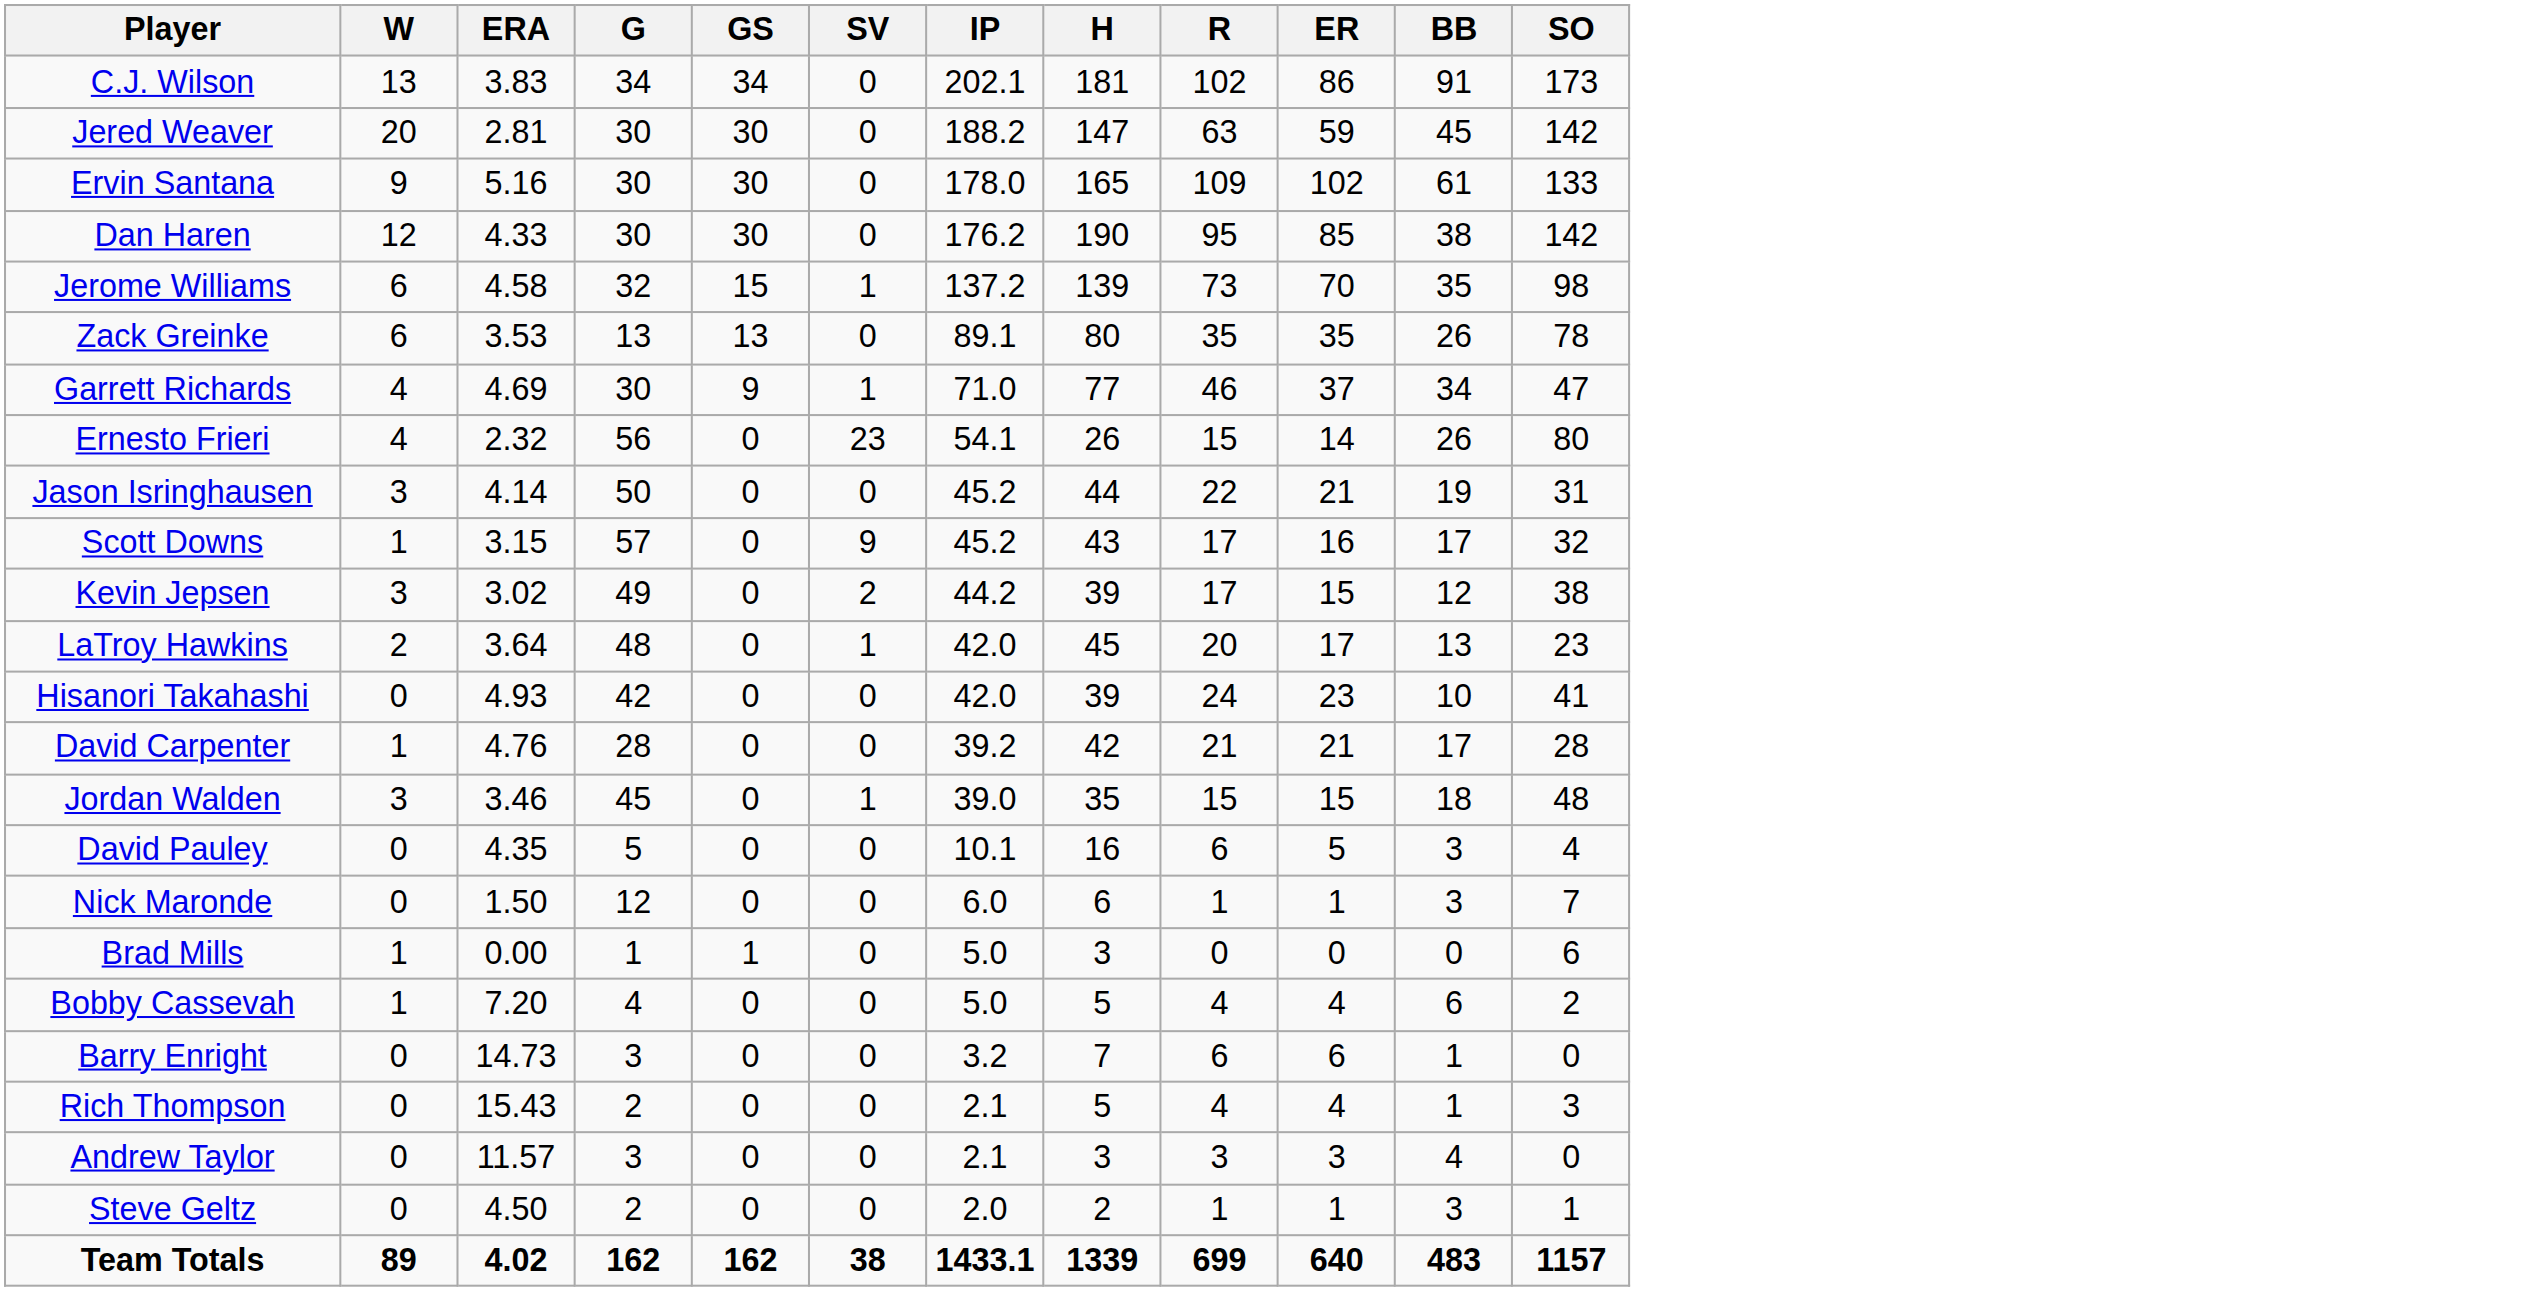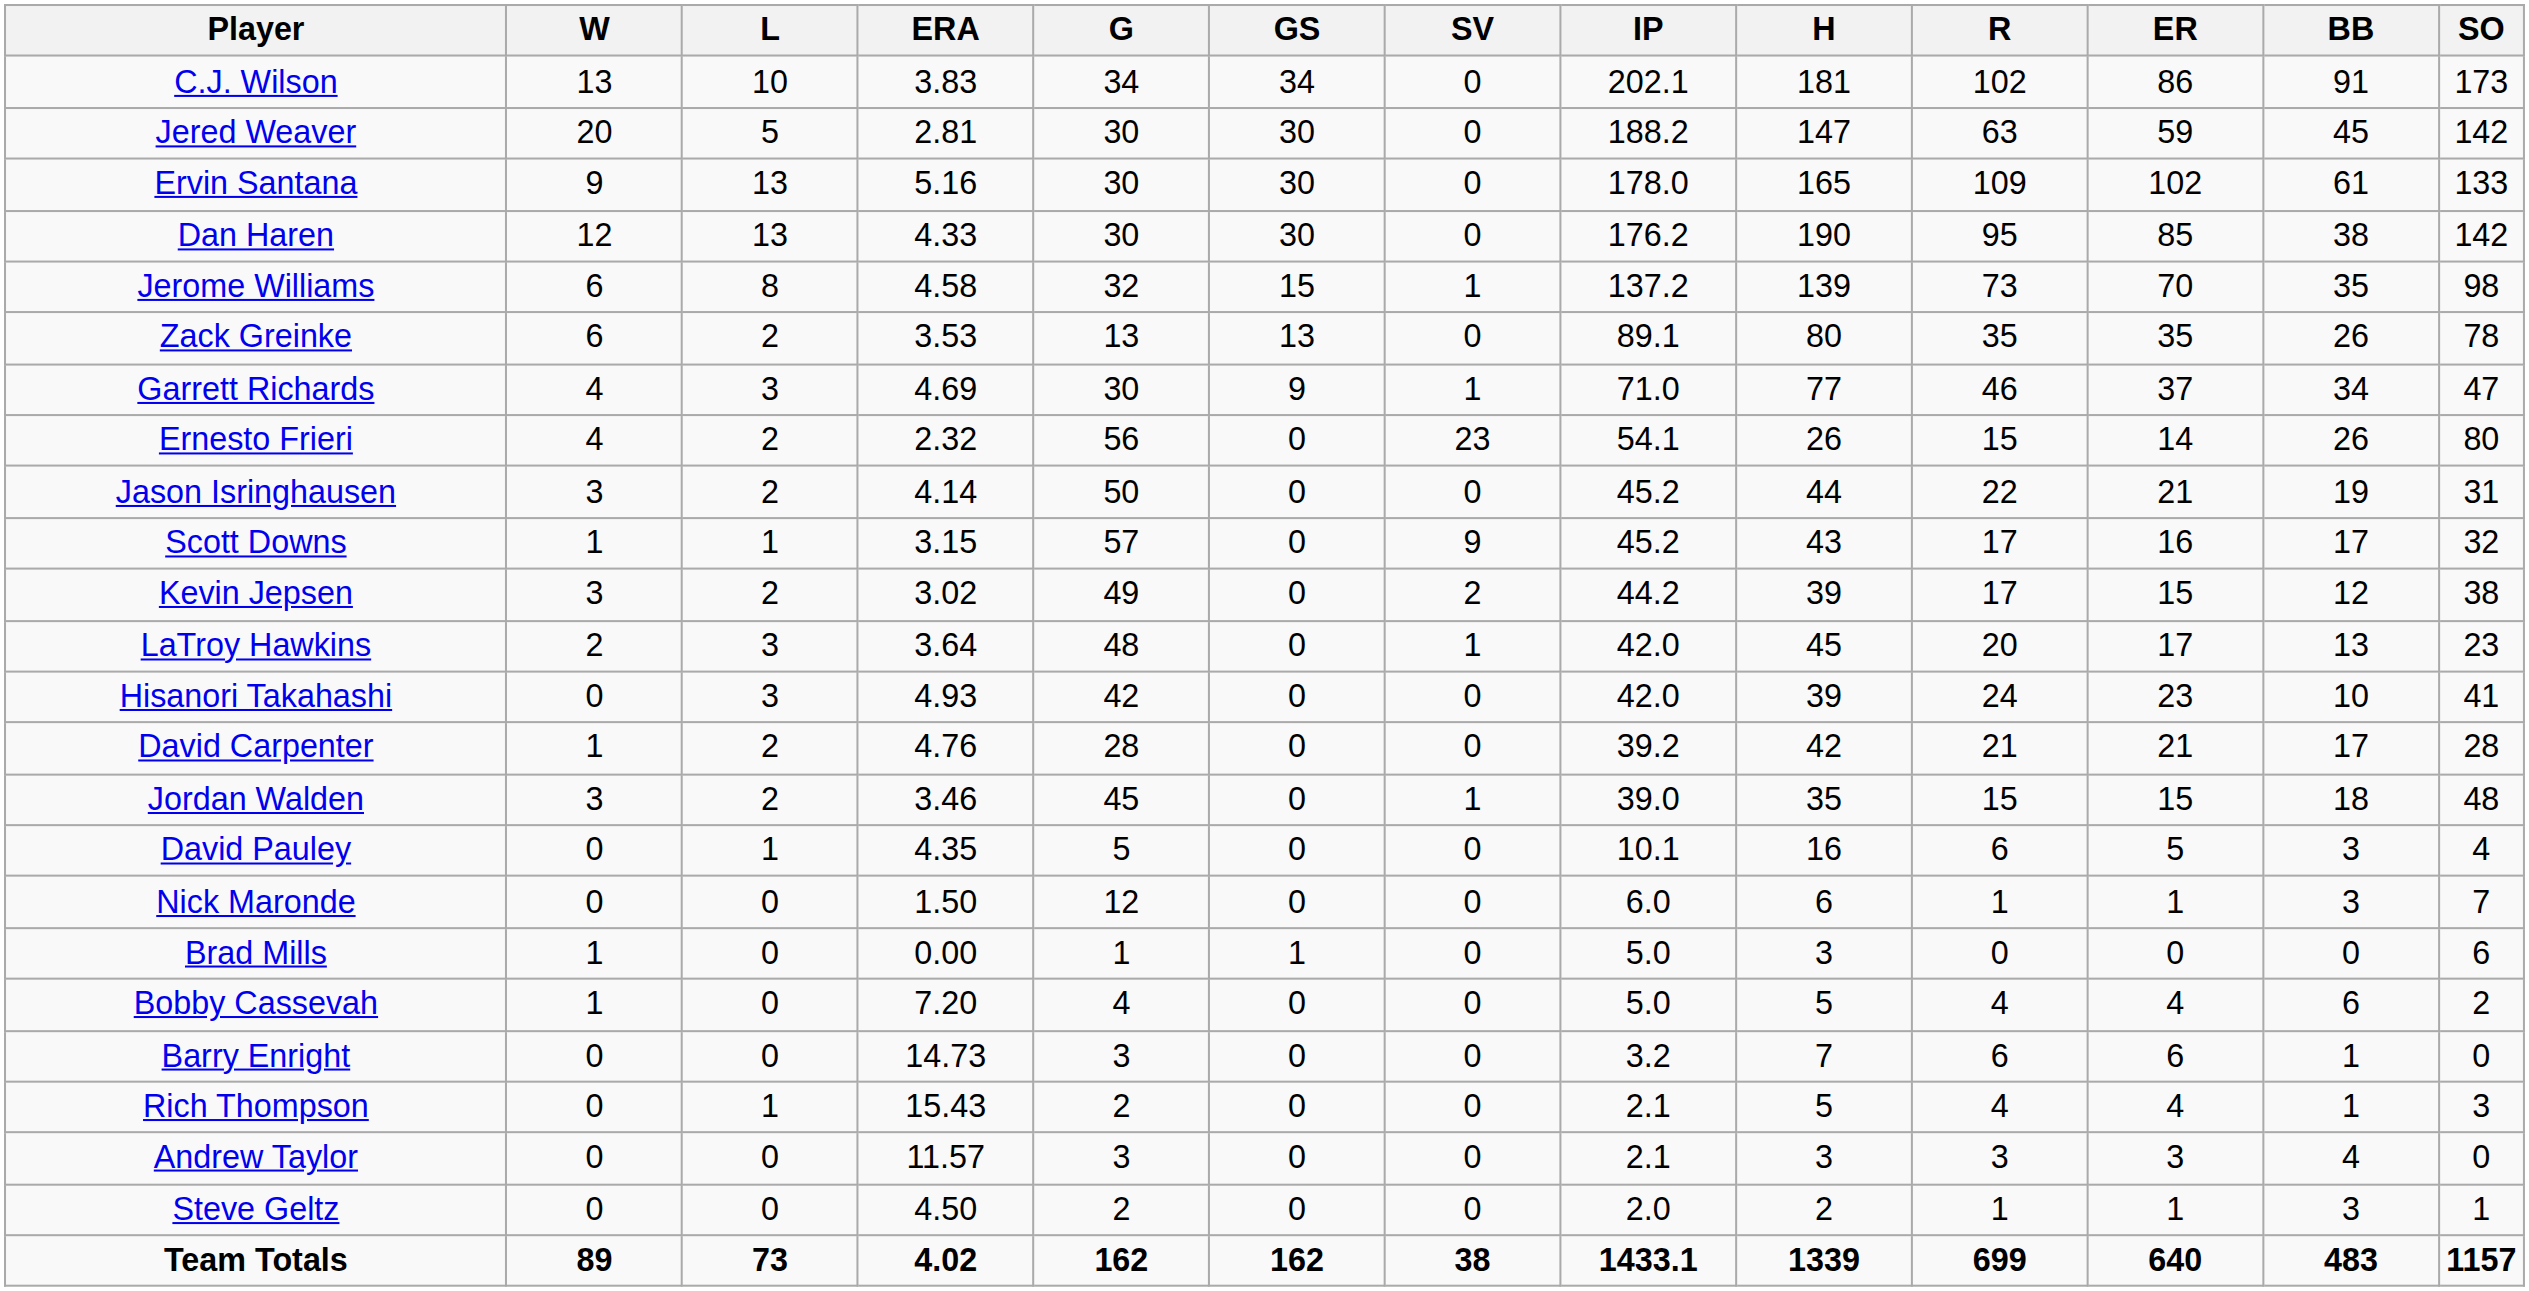+ column: (770, 30)
